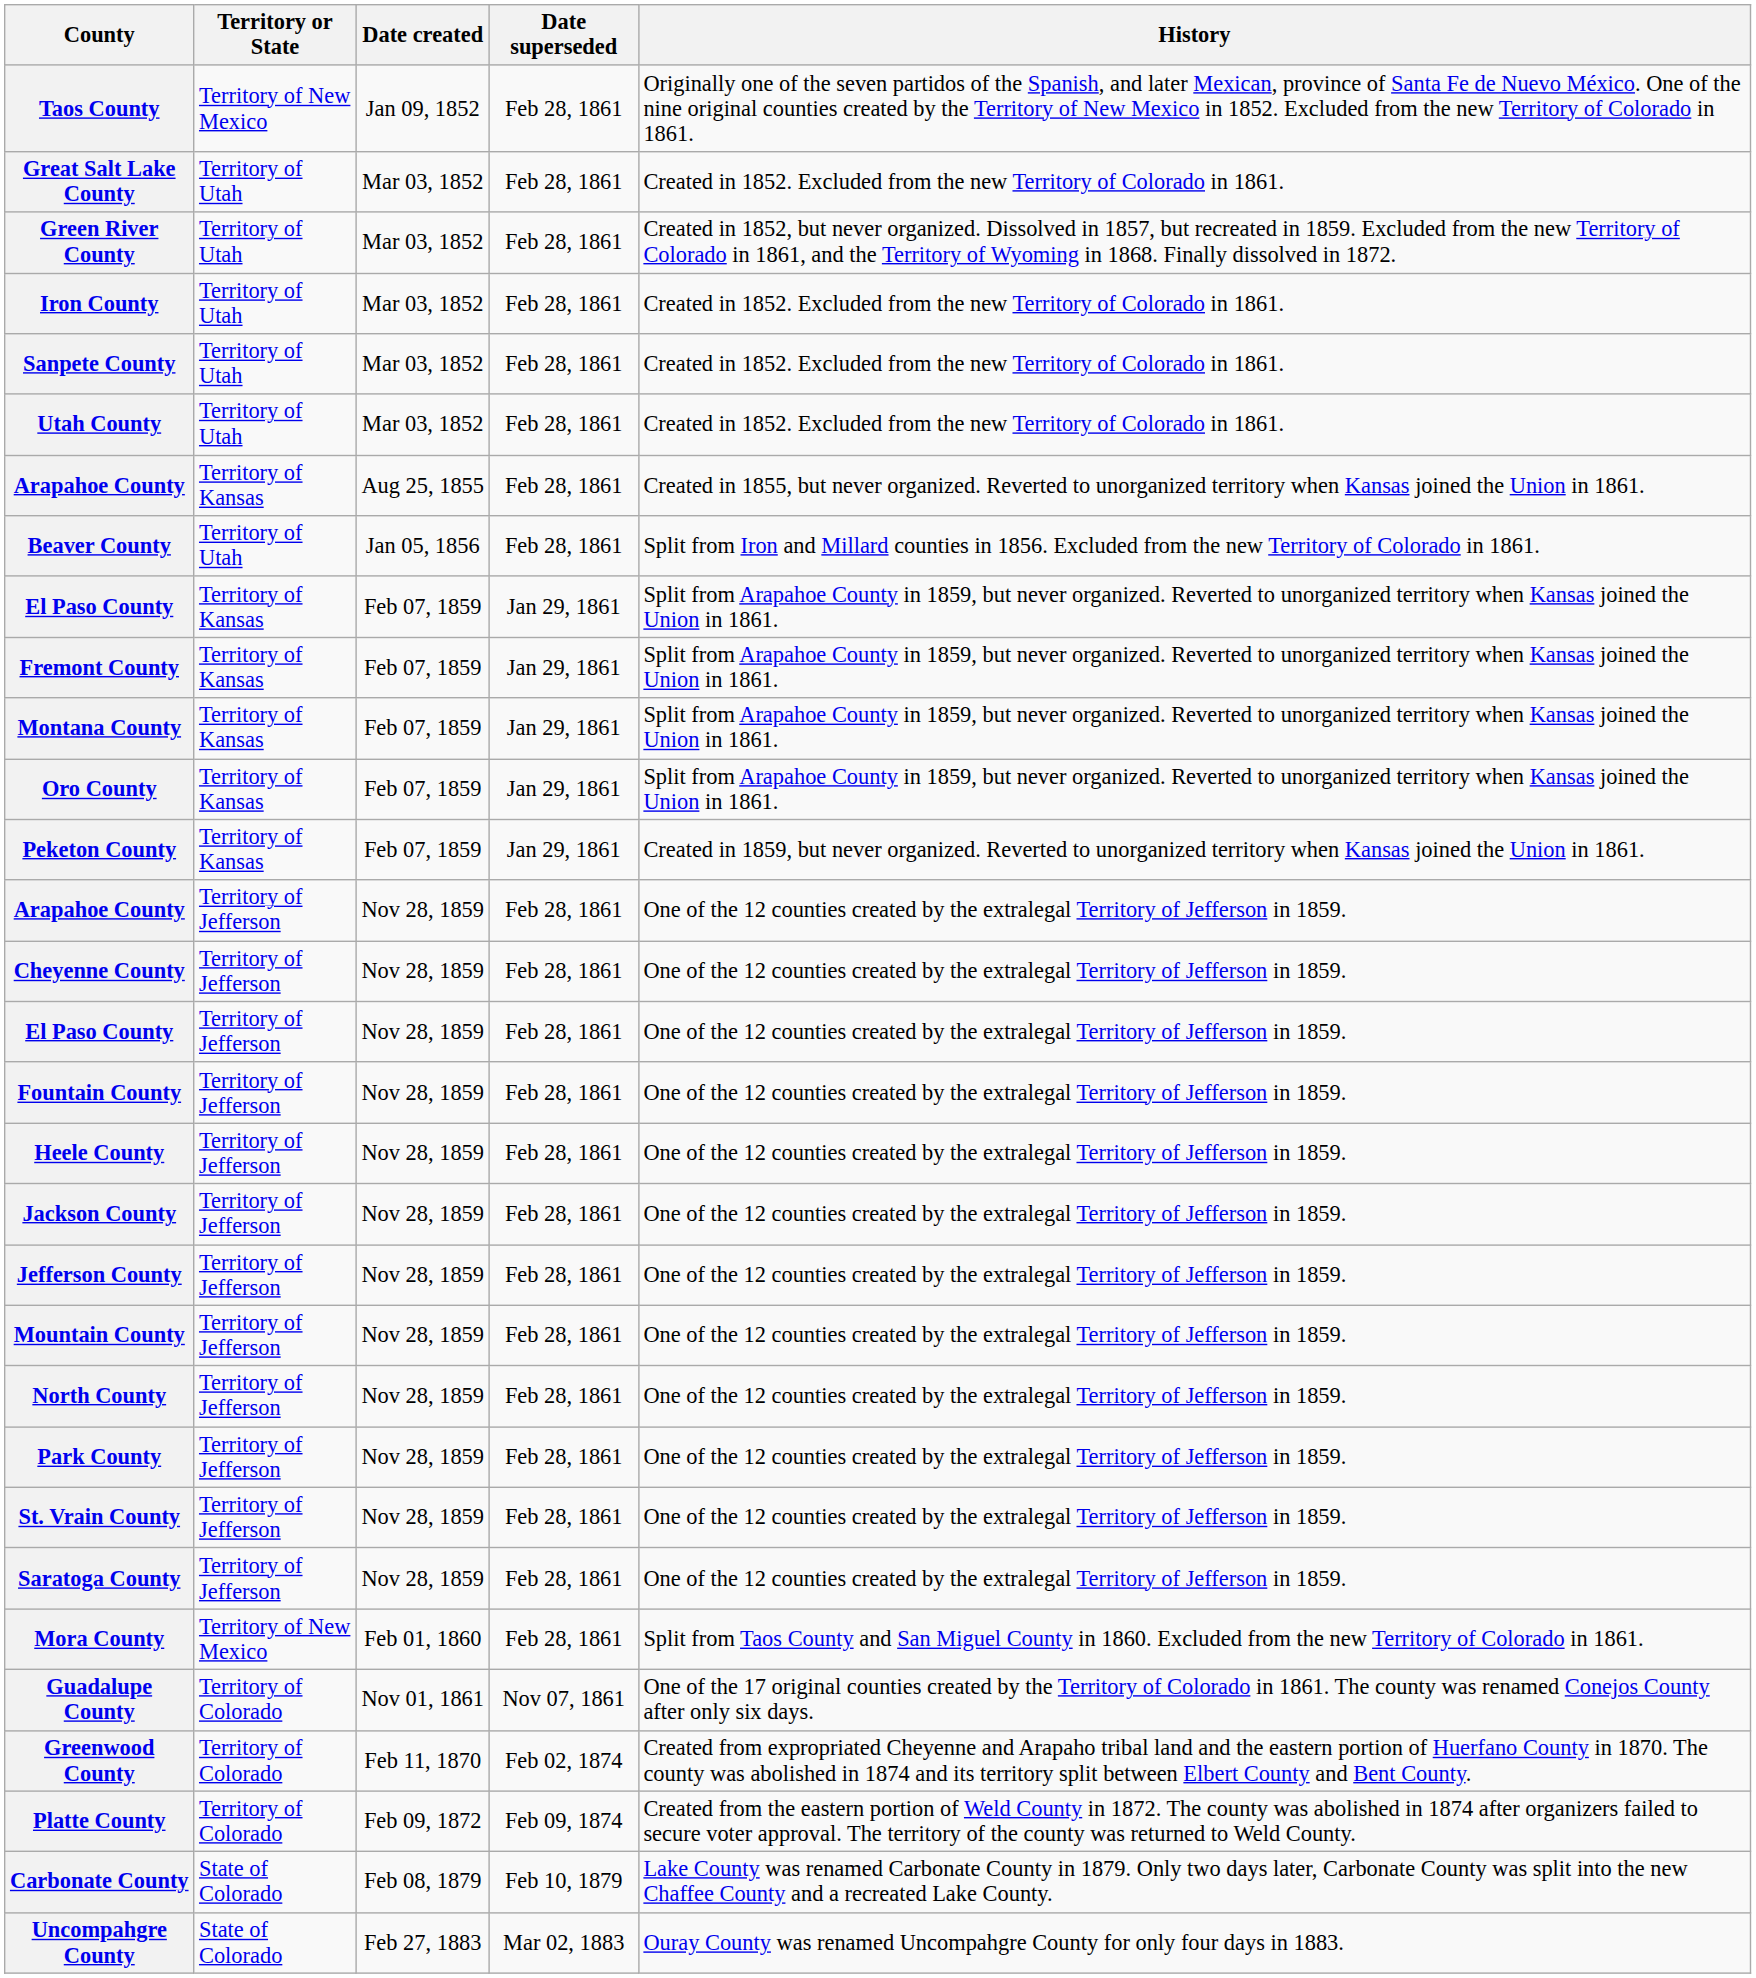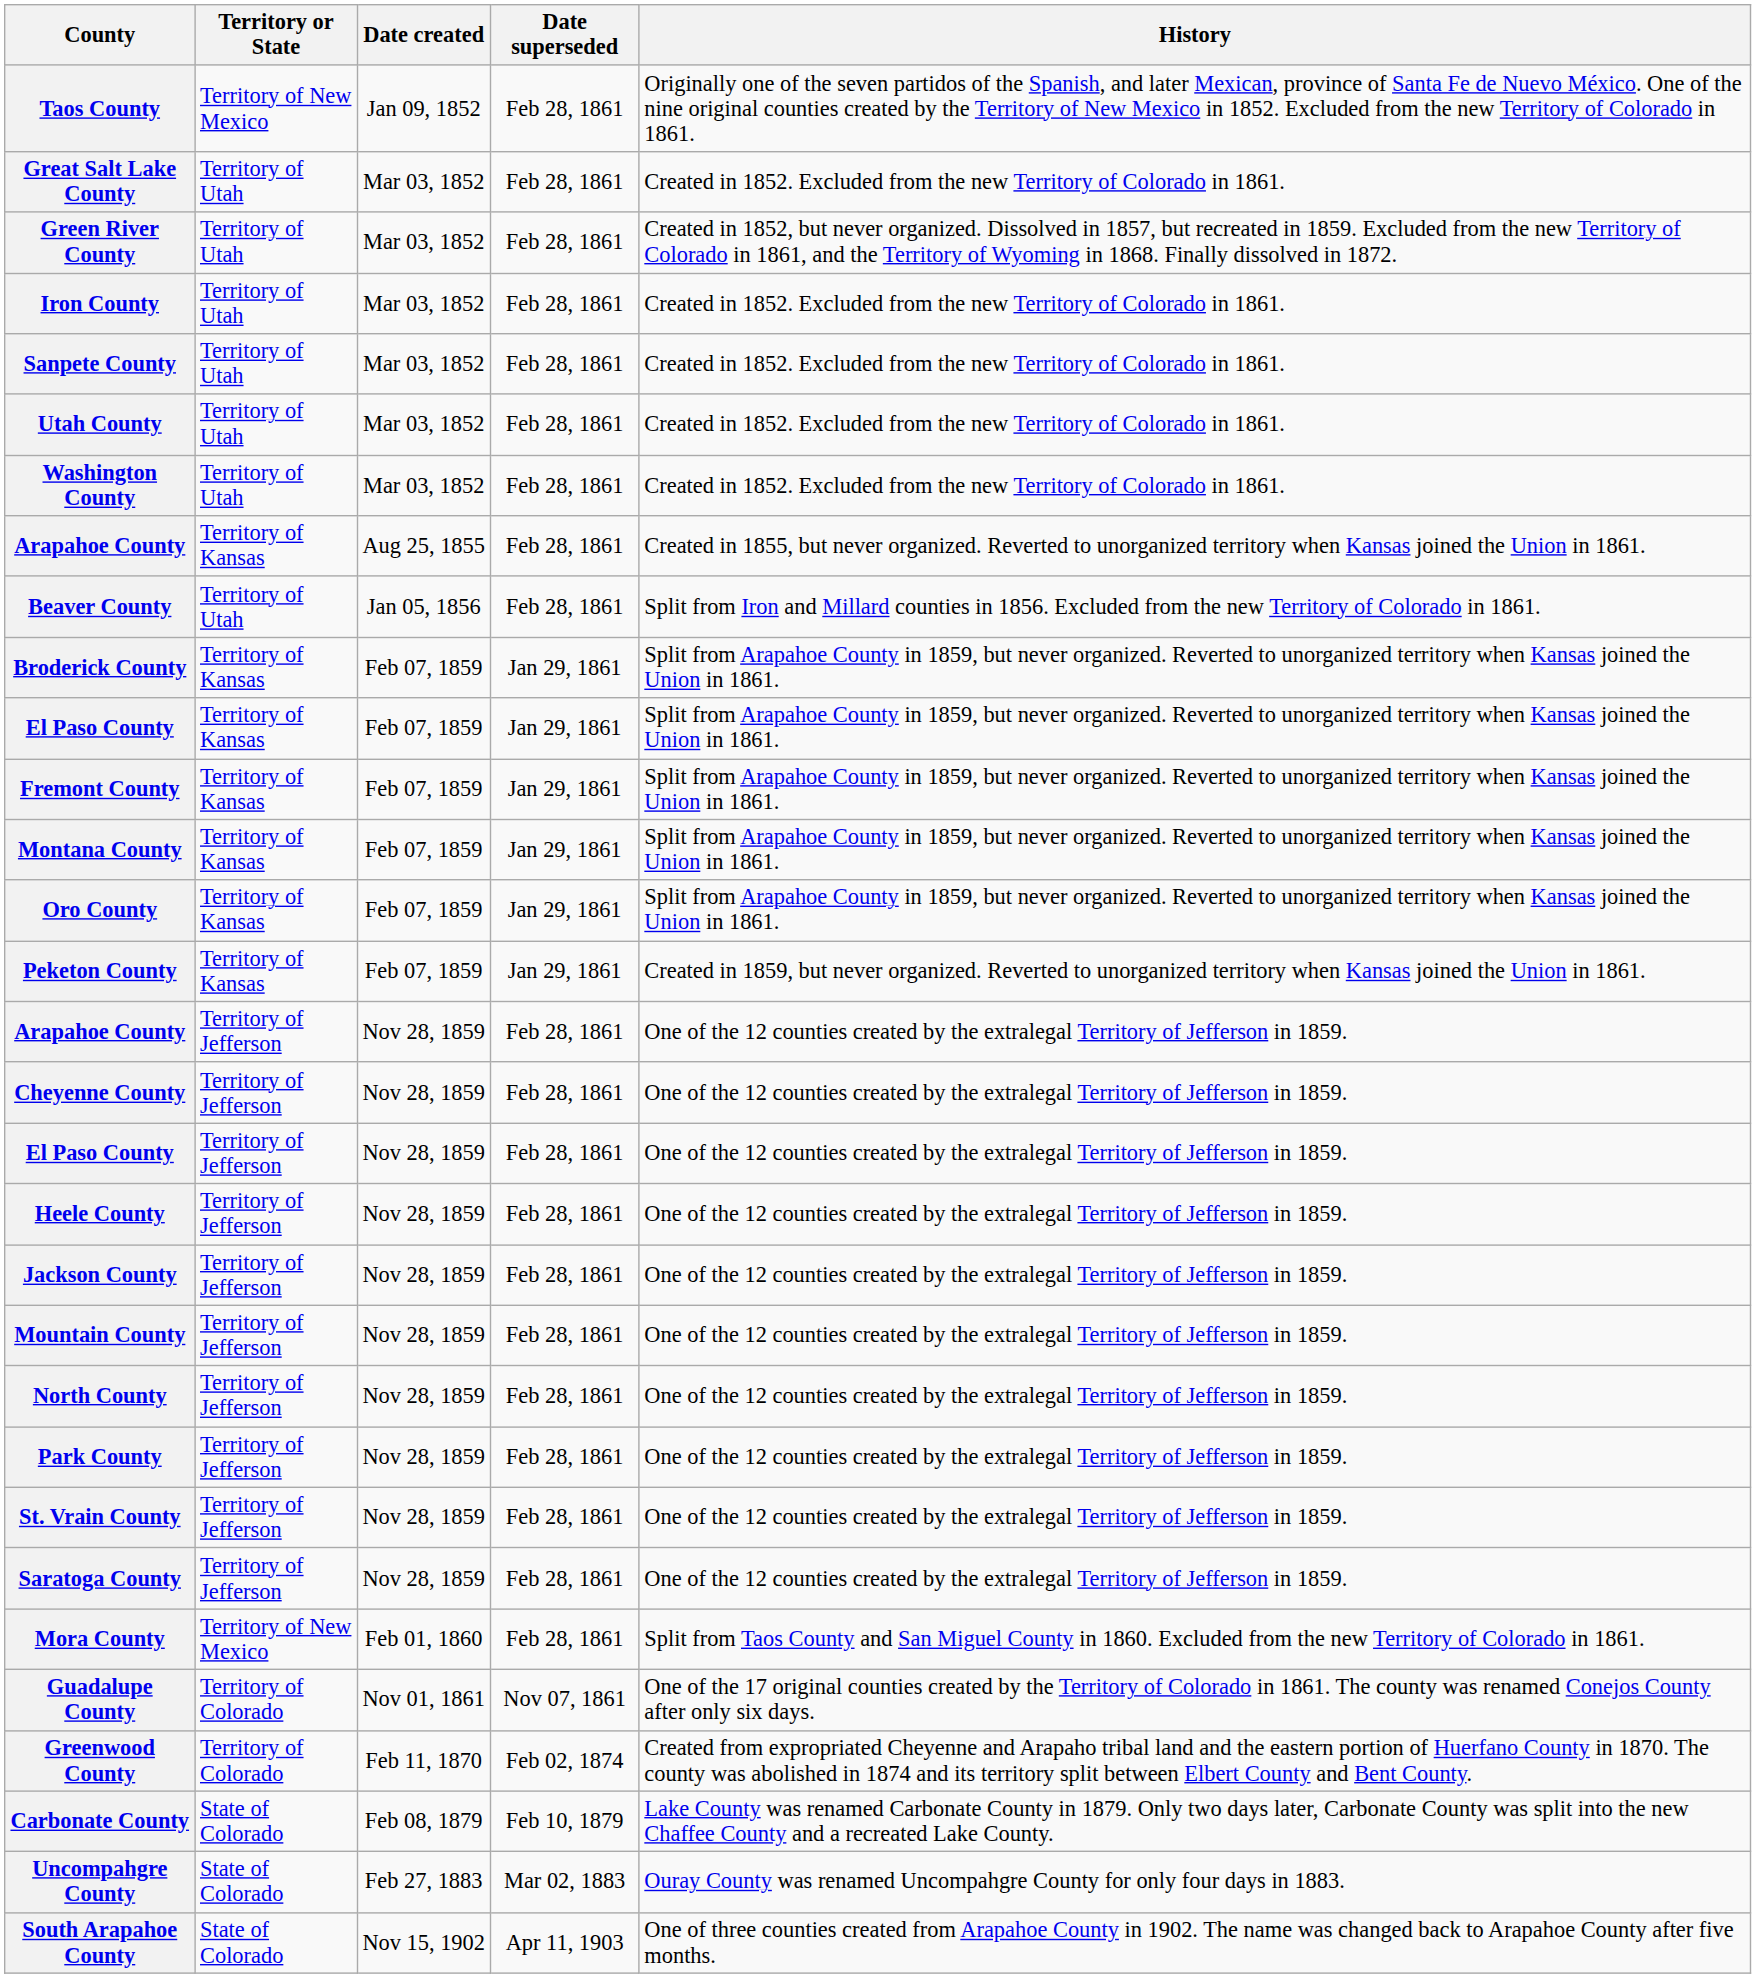+ row: (100, 485)
+ row: (100, 667)
- row: (99, 1092)
- row: (99, 1274)
- row: (99, 1821)
+ row: (100, 1942)
